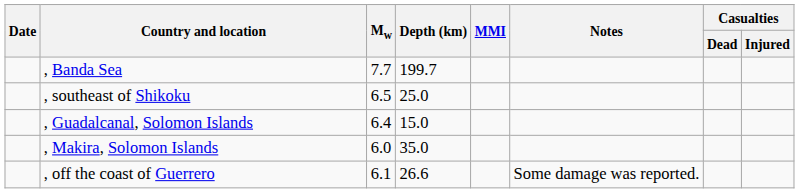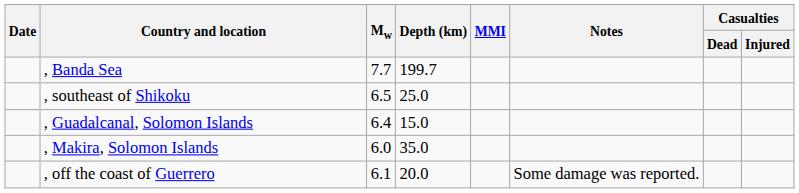(414, 174) 26.6 -> (414, 174) 20.0
